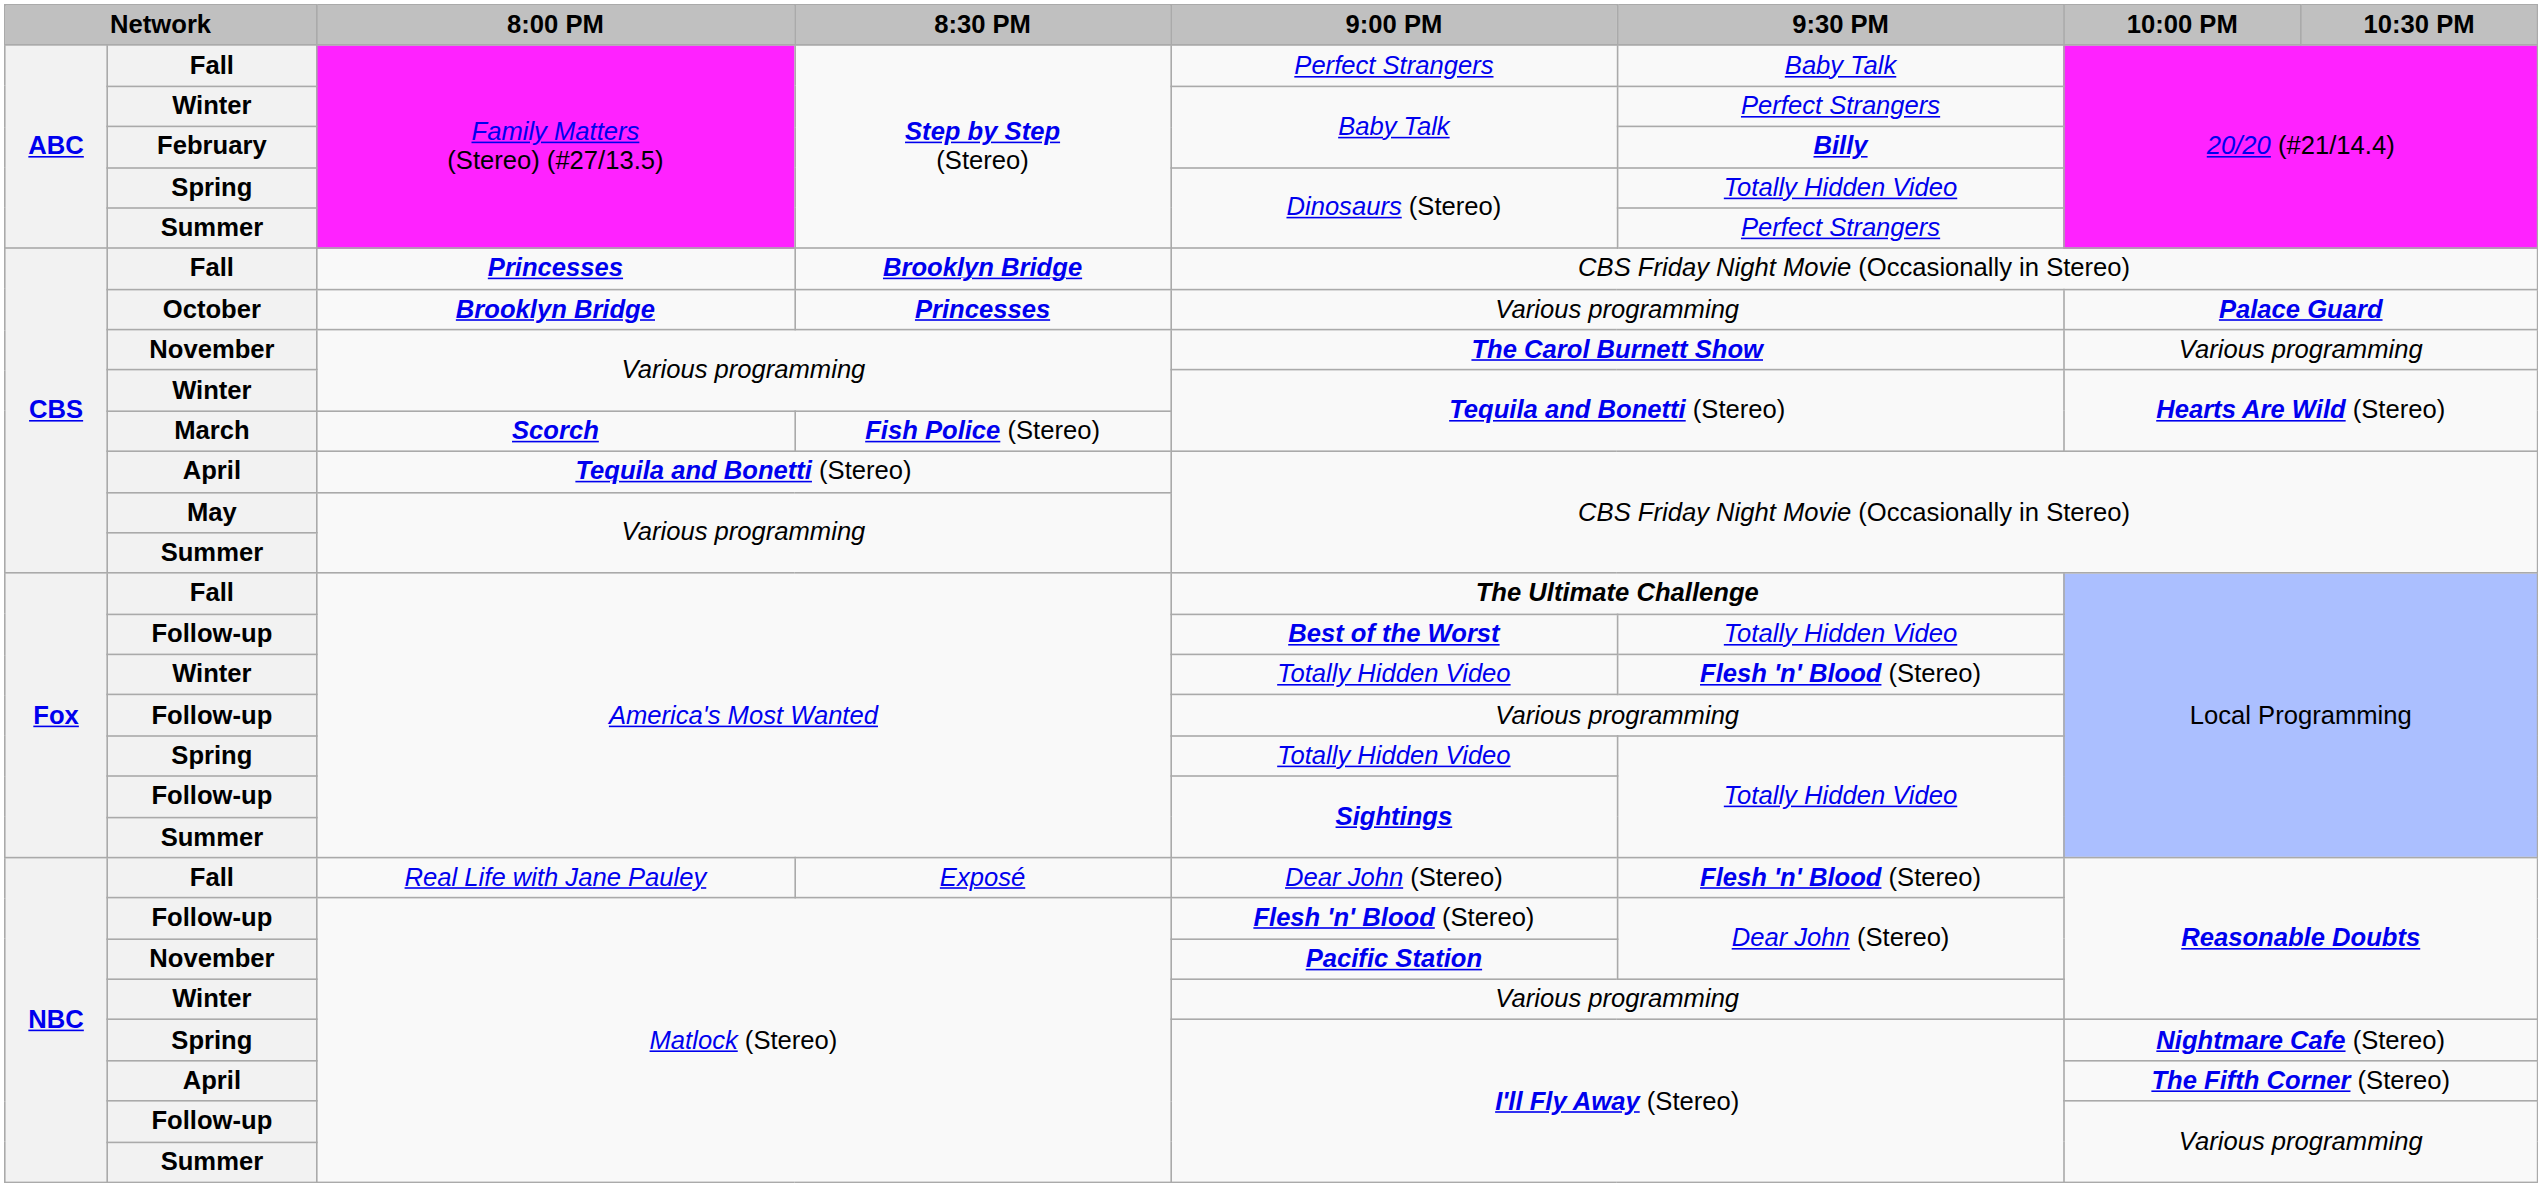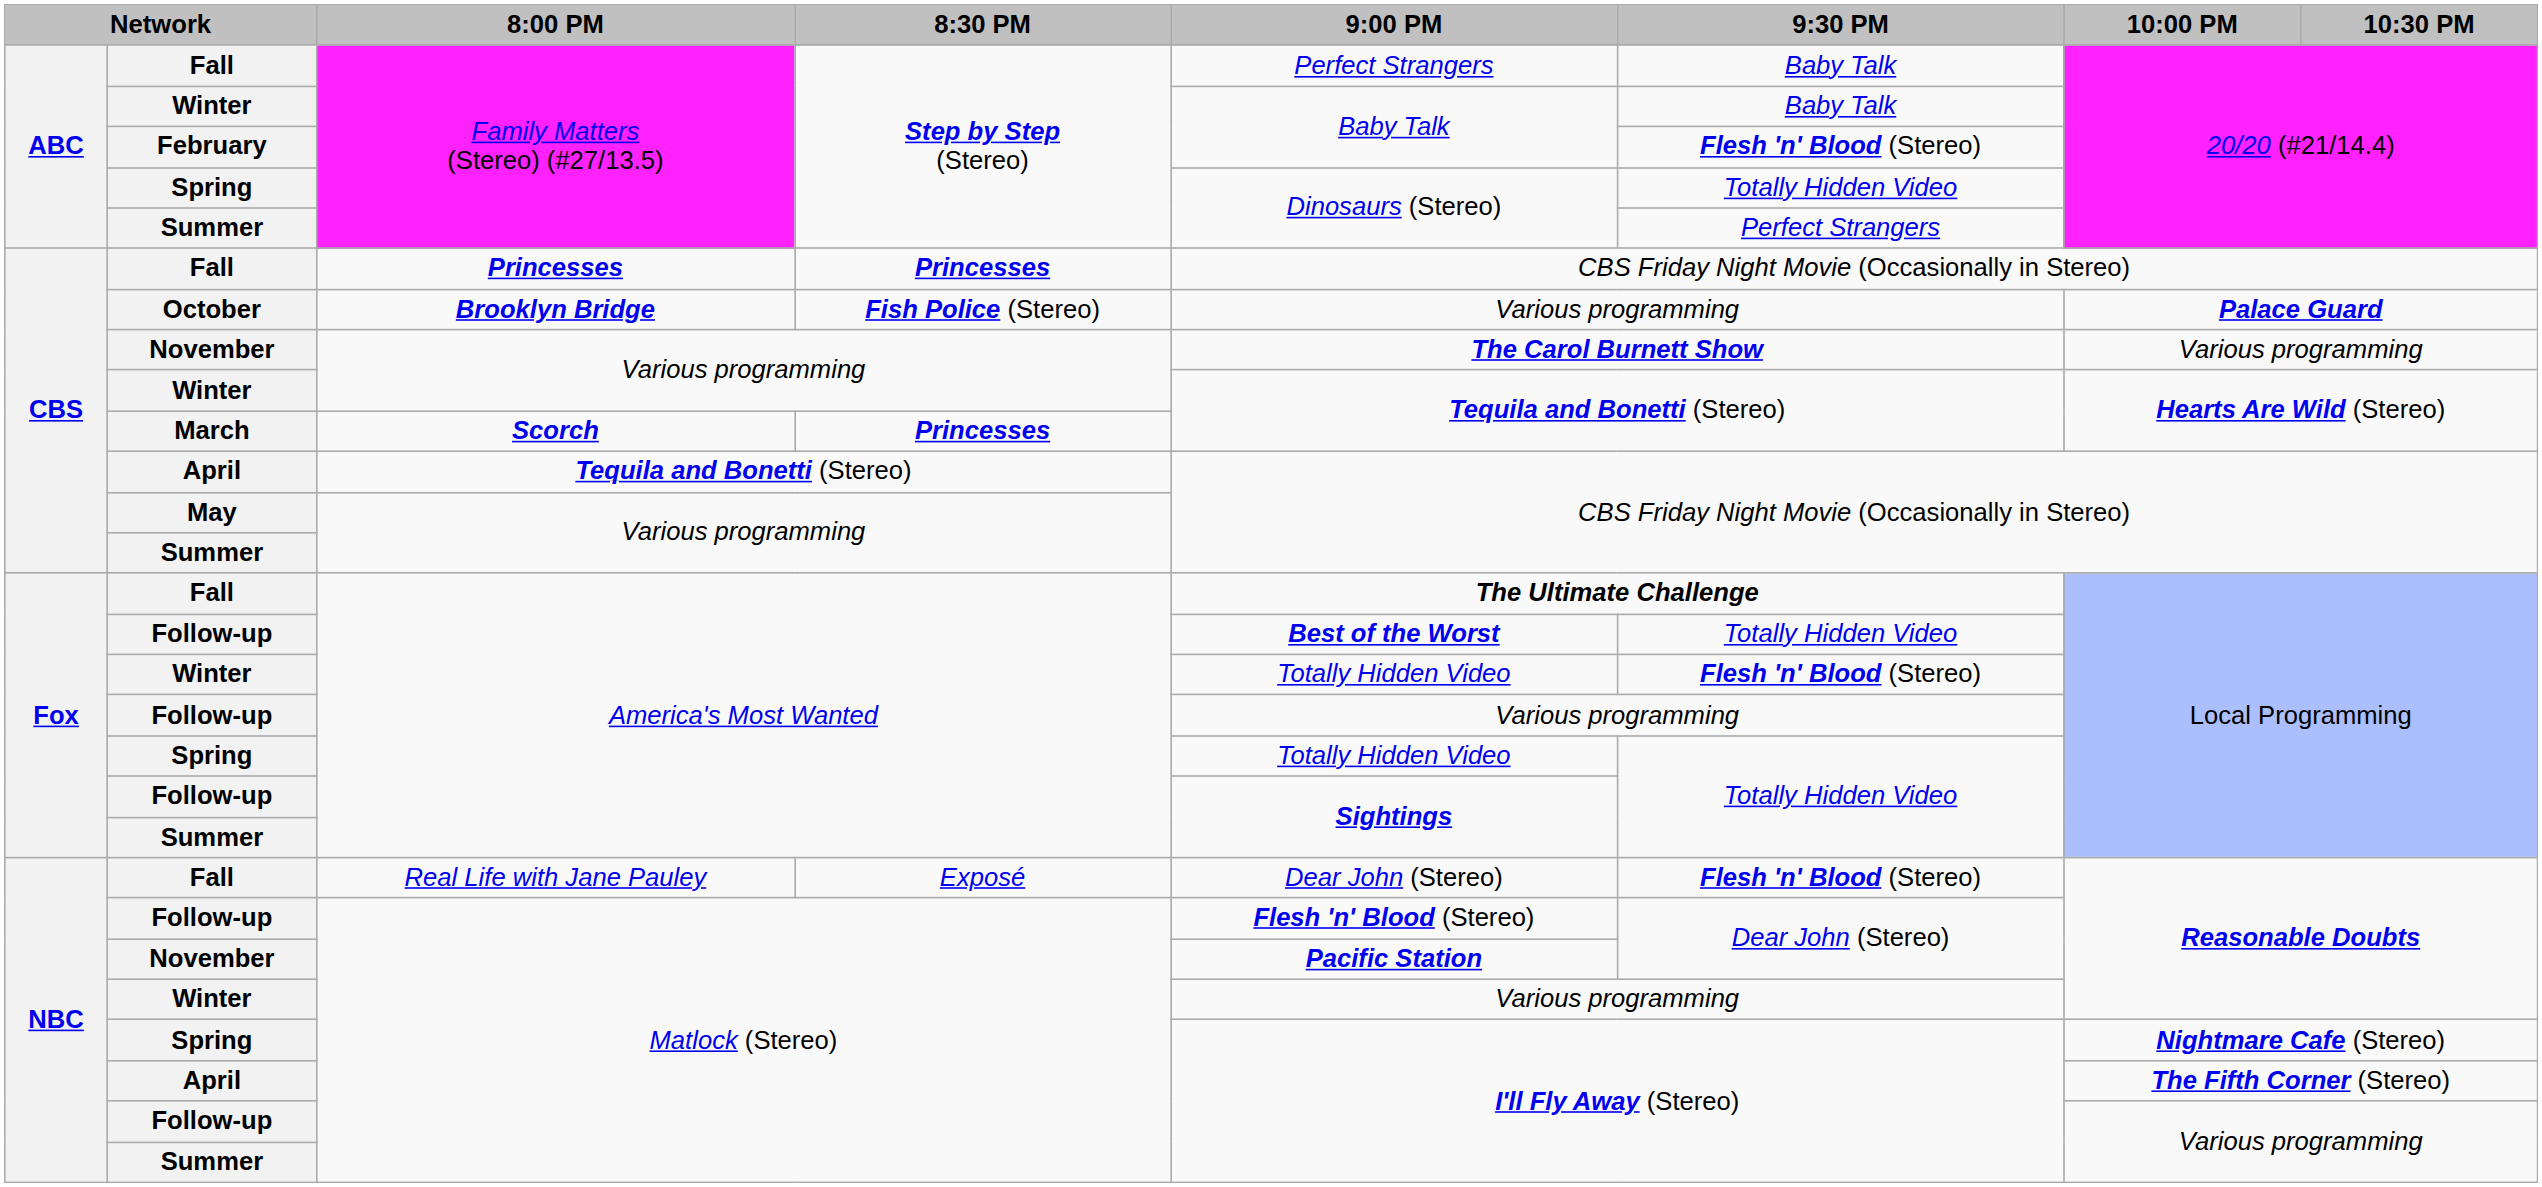(1841, 106) Perfect Strangers -> (1841, 106) Baby Talk
(1841, 146) Billy -> (1841, 146) Flesh 'n' Blood (Stereo)
(983, 268) Brooklyn Bridge -> (983, 268) Princesses
(983, 308) Princesses -> (983, 308) Fish Police (Stereo)
(983, 430) Fish Police (Stereo) -> (983, 430) Princesses
